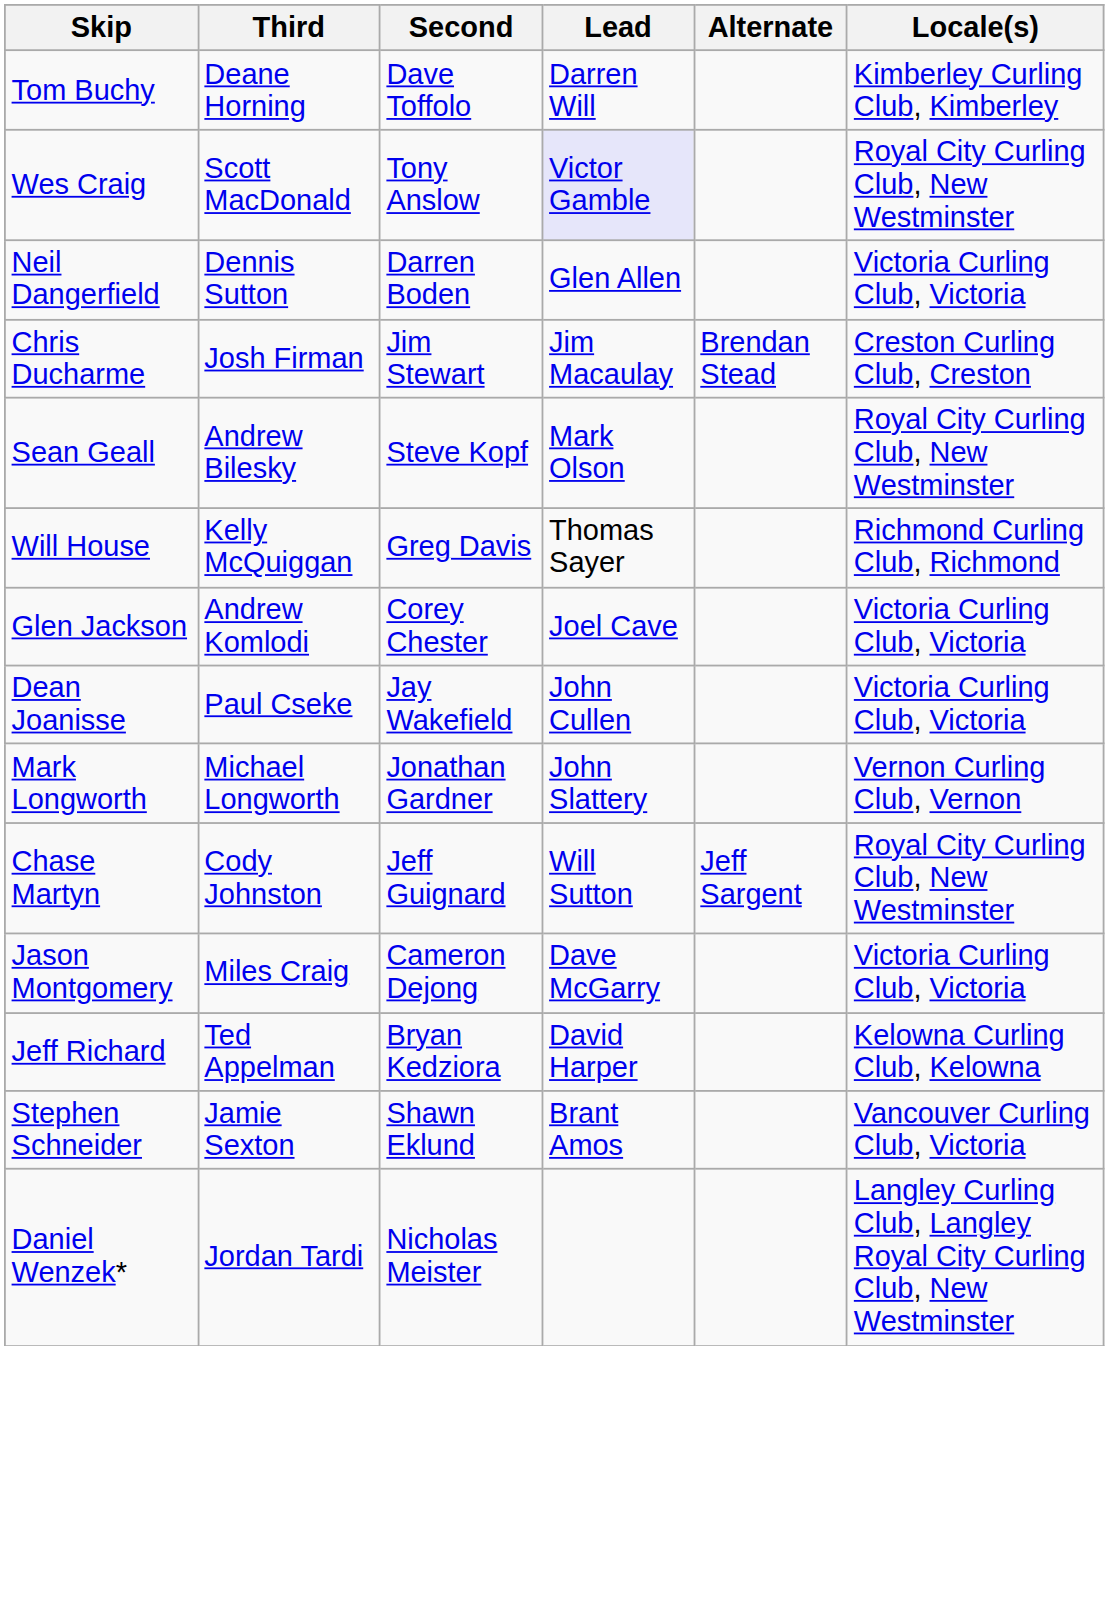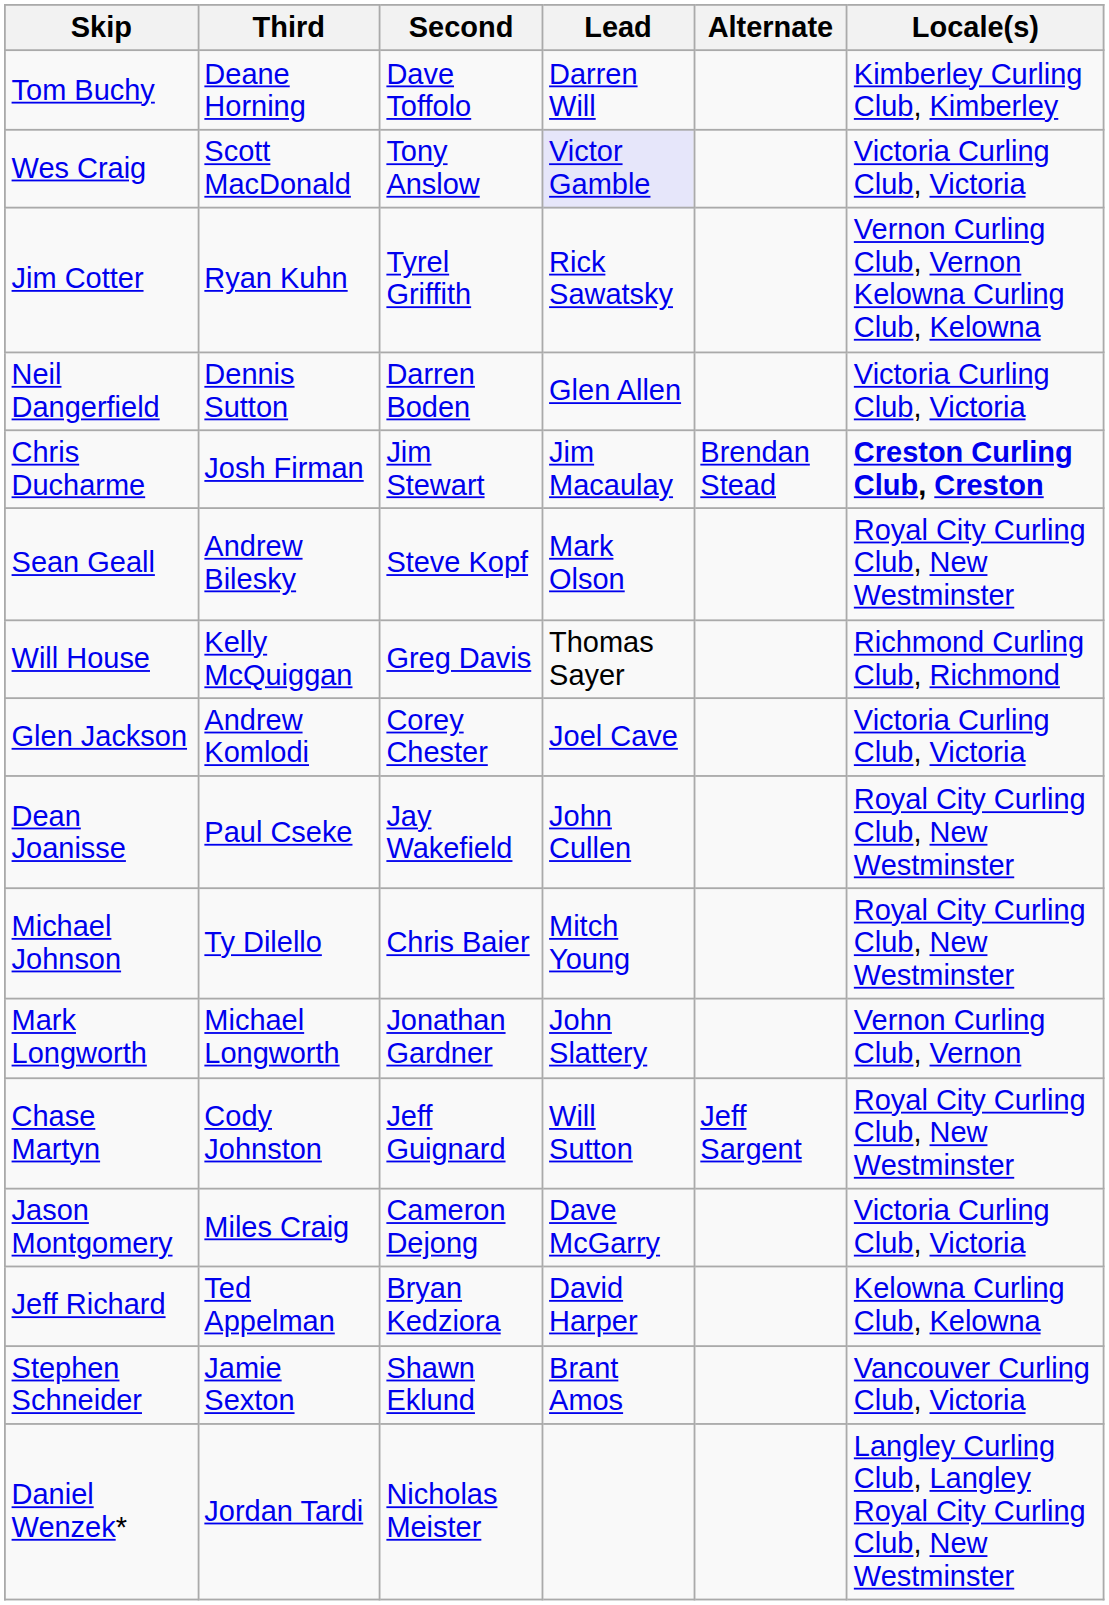(970, 184) Royal City Curling Club, New Westminster -> (952, 168) Victoria Curling Club, Victoria
+ row: (78, 279)
(954, 357) normal -> (963, 468) bold
(952, 704) Victoria Curling Club, Victoria -> (970, 831) Royal City Curling Club, New Westminster
+ row: (66, 942)
